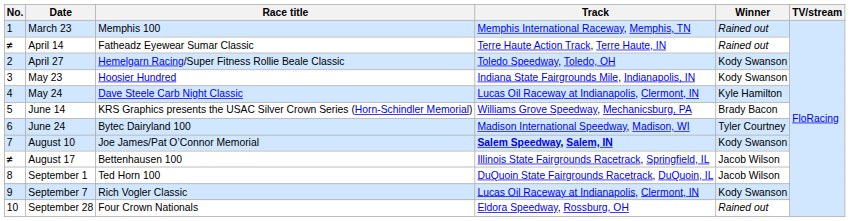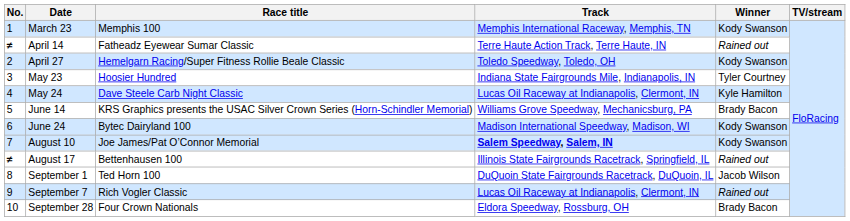(743, 28) Rained out -> (753, 28) Kody Swanson
(753, 77) Kody Swanson -> (752, 77) Tyler Courtney
(752, 126) Tyler Courtney -> (753, 126) Kody Swanson
(749, 159) Jacob Wilson -> (743, 159) Rained out
(753, 191) Kody Swanson -> (743, 191) Rained out
(743, 208) Rained out -> (748, 208) Brady Bacon
